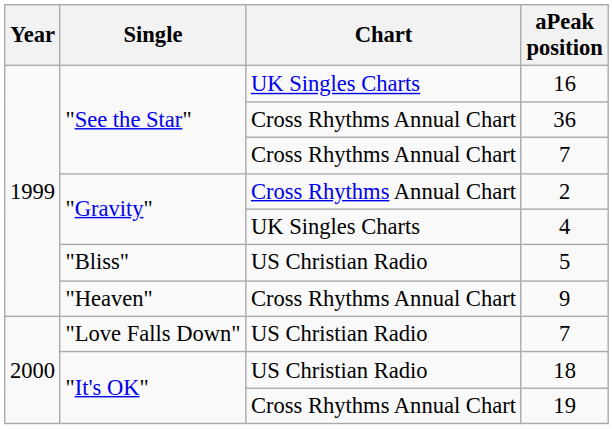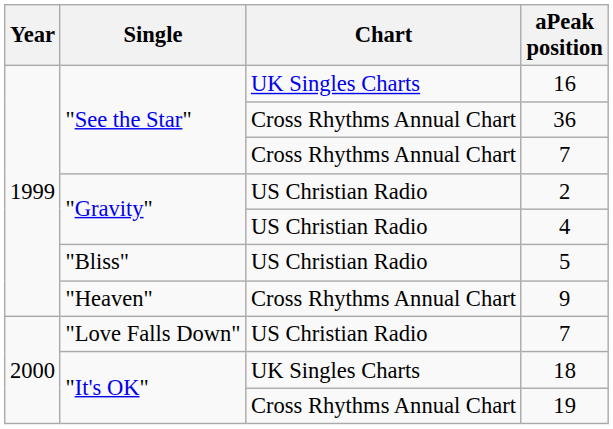(383, 190) Cross Rhythms Annual Chart -> (339, 190) US Christian Radio
(336, 226) UK Singles Charts -> (339, 226) US Christian Radio
(339, 369) US Christian Radio -> (336, 369) UK Singles Charts
